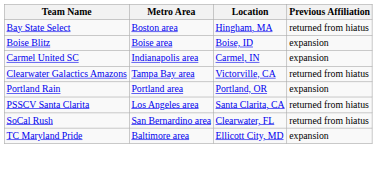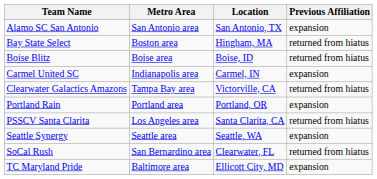+ row: (53, 27)
(309, 43) expansion -> (329, 58) returned from hiatus
+ row: (37, 136)
